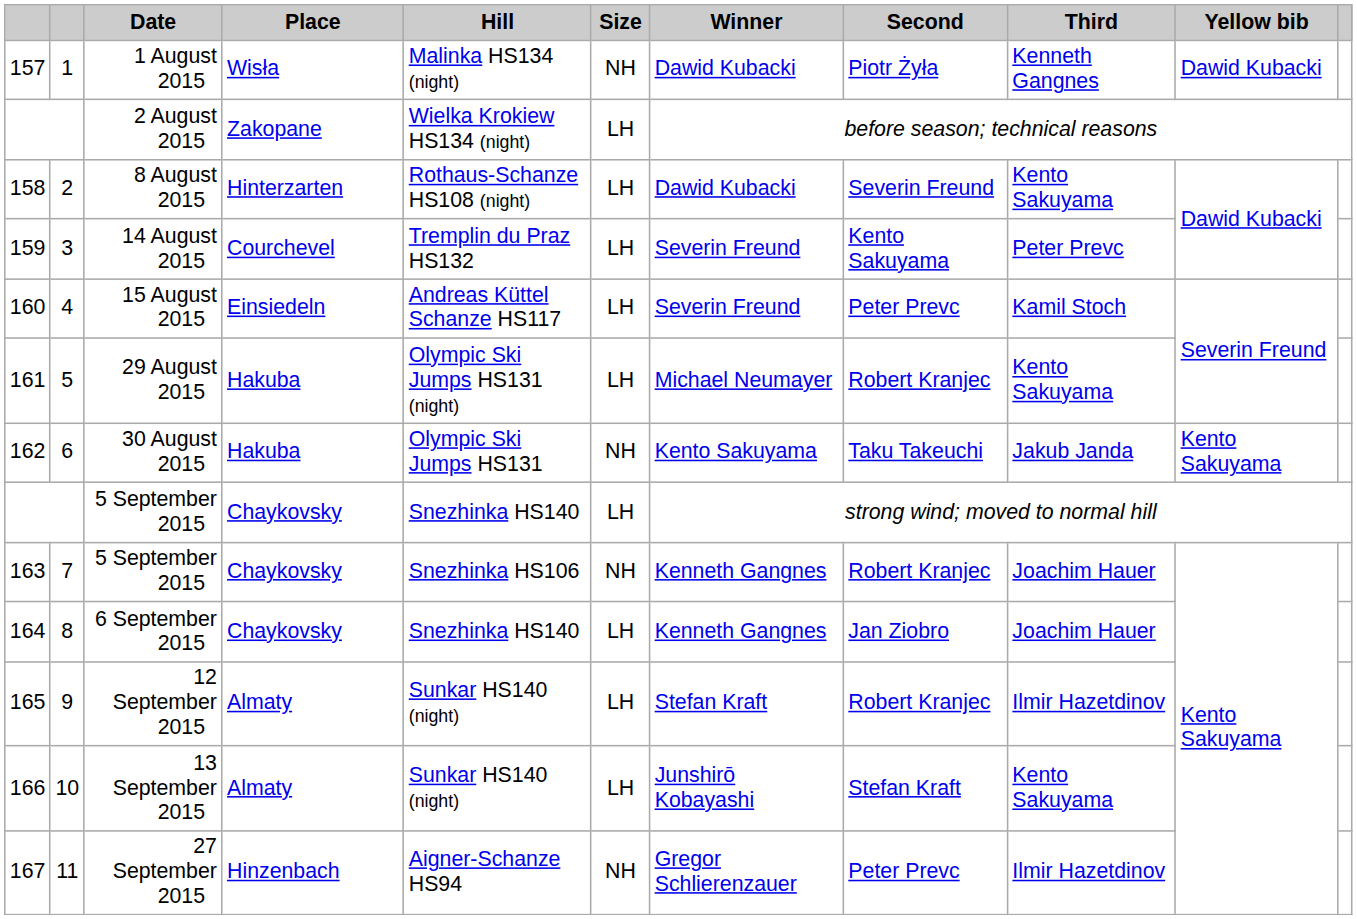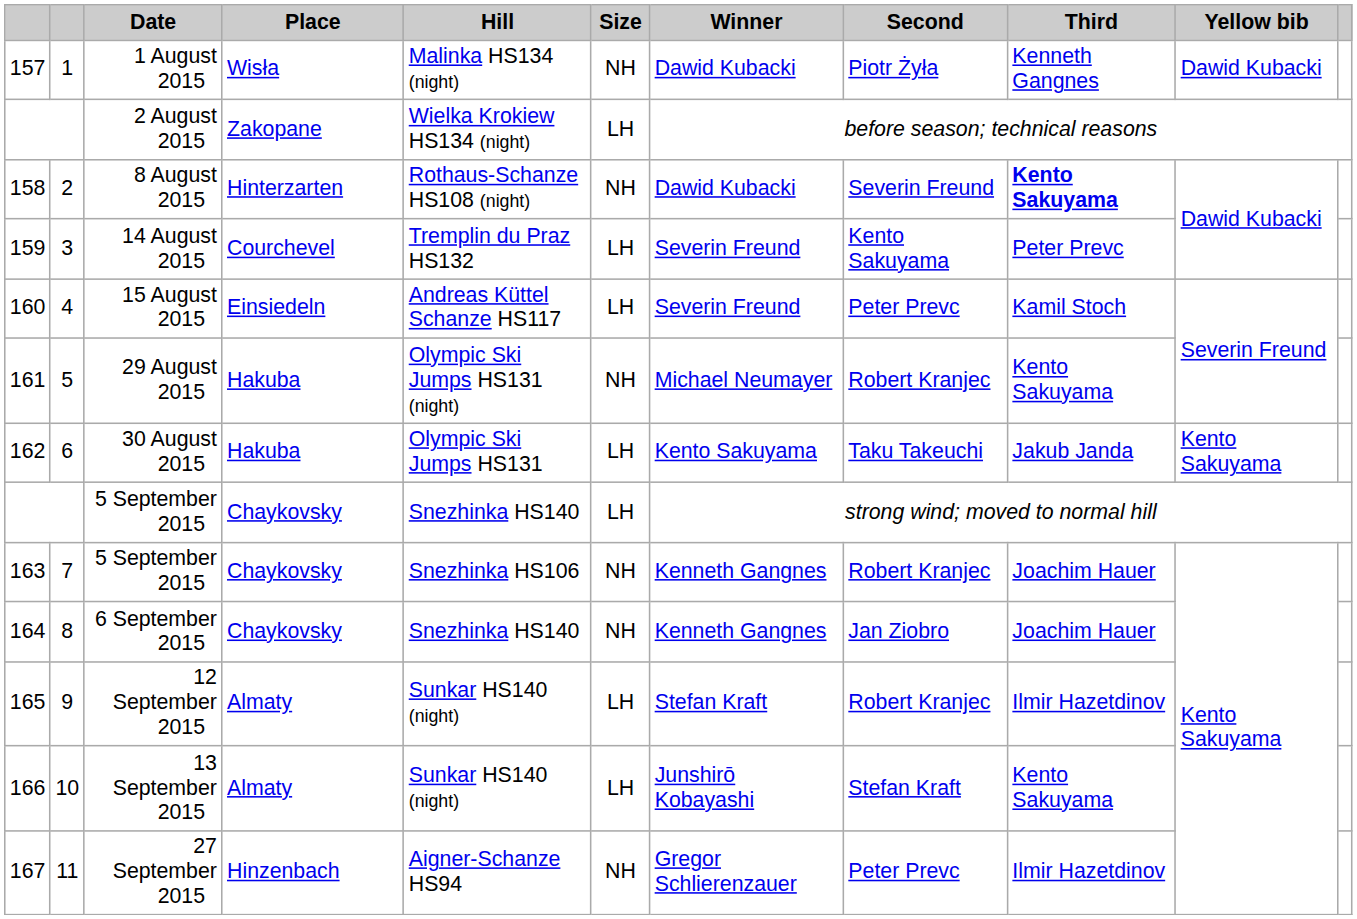(621, 188) LH -> (620, 188) NH
(1063, 188) normal -> (1065, 188) bold
(621, 379) LH -> (620, 379) NH
(620, 451) NH -> (621, 451) LH
(621, 630) LH -> (620, 630) NH
